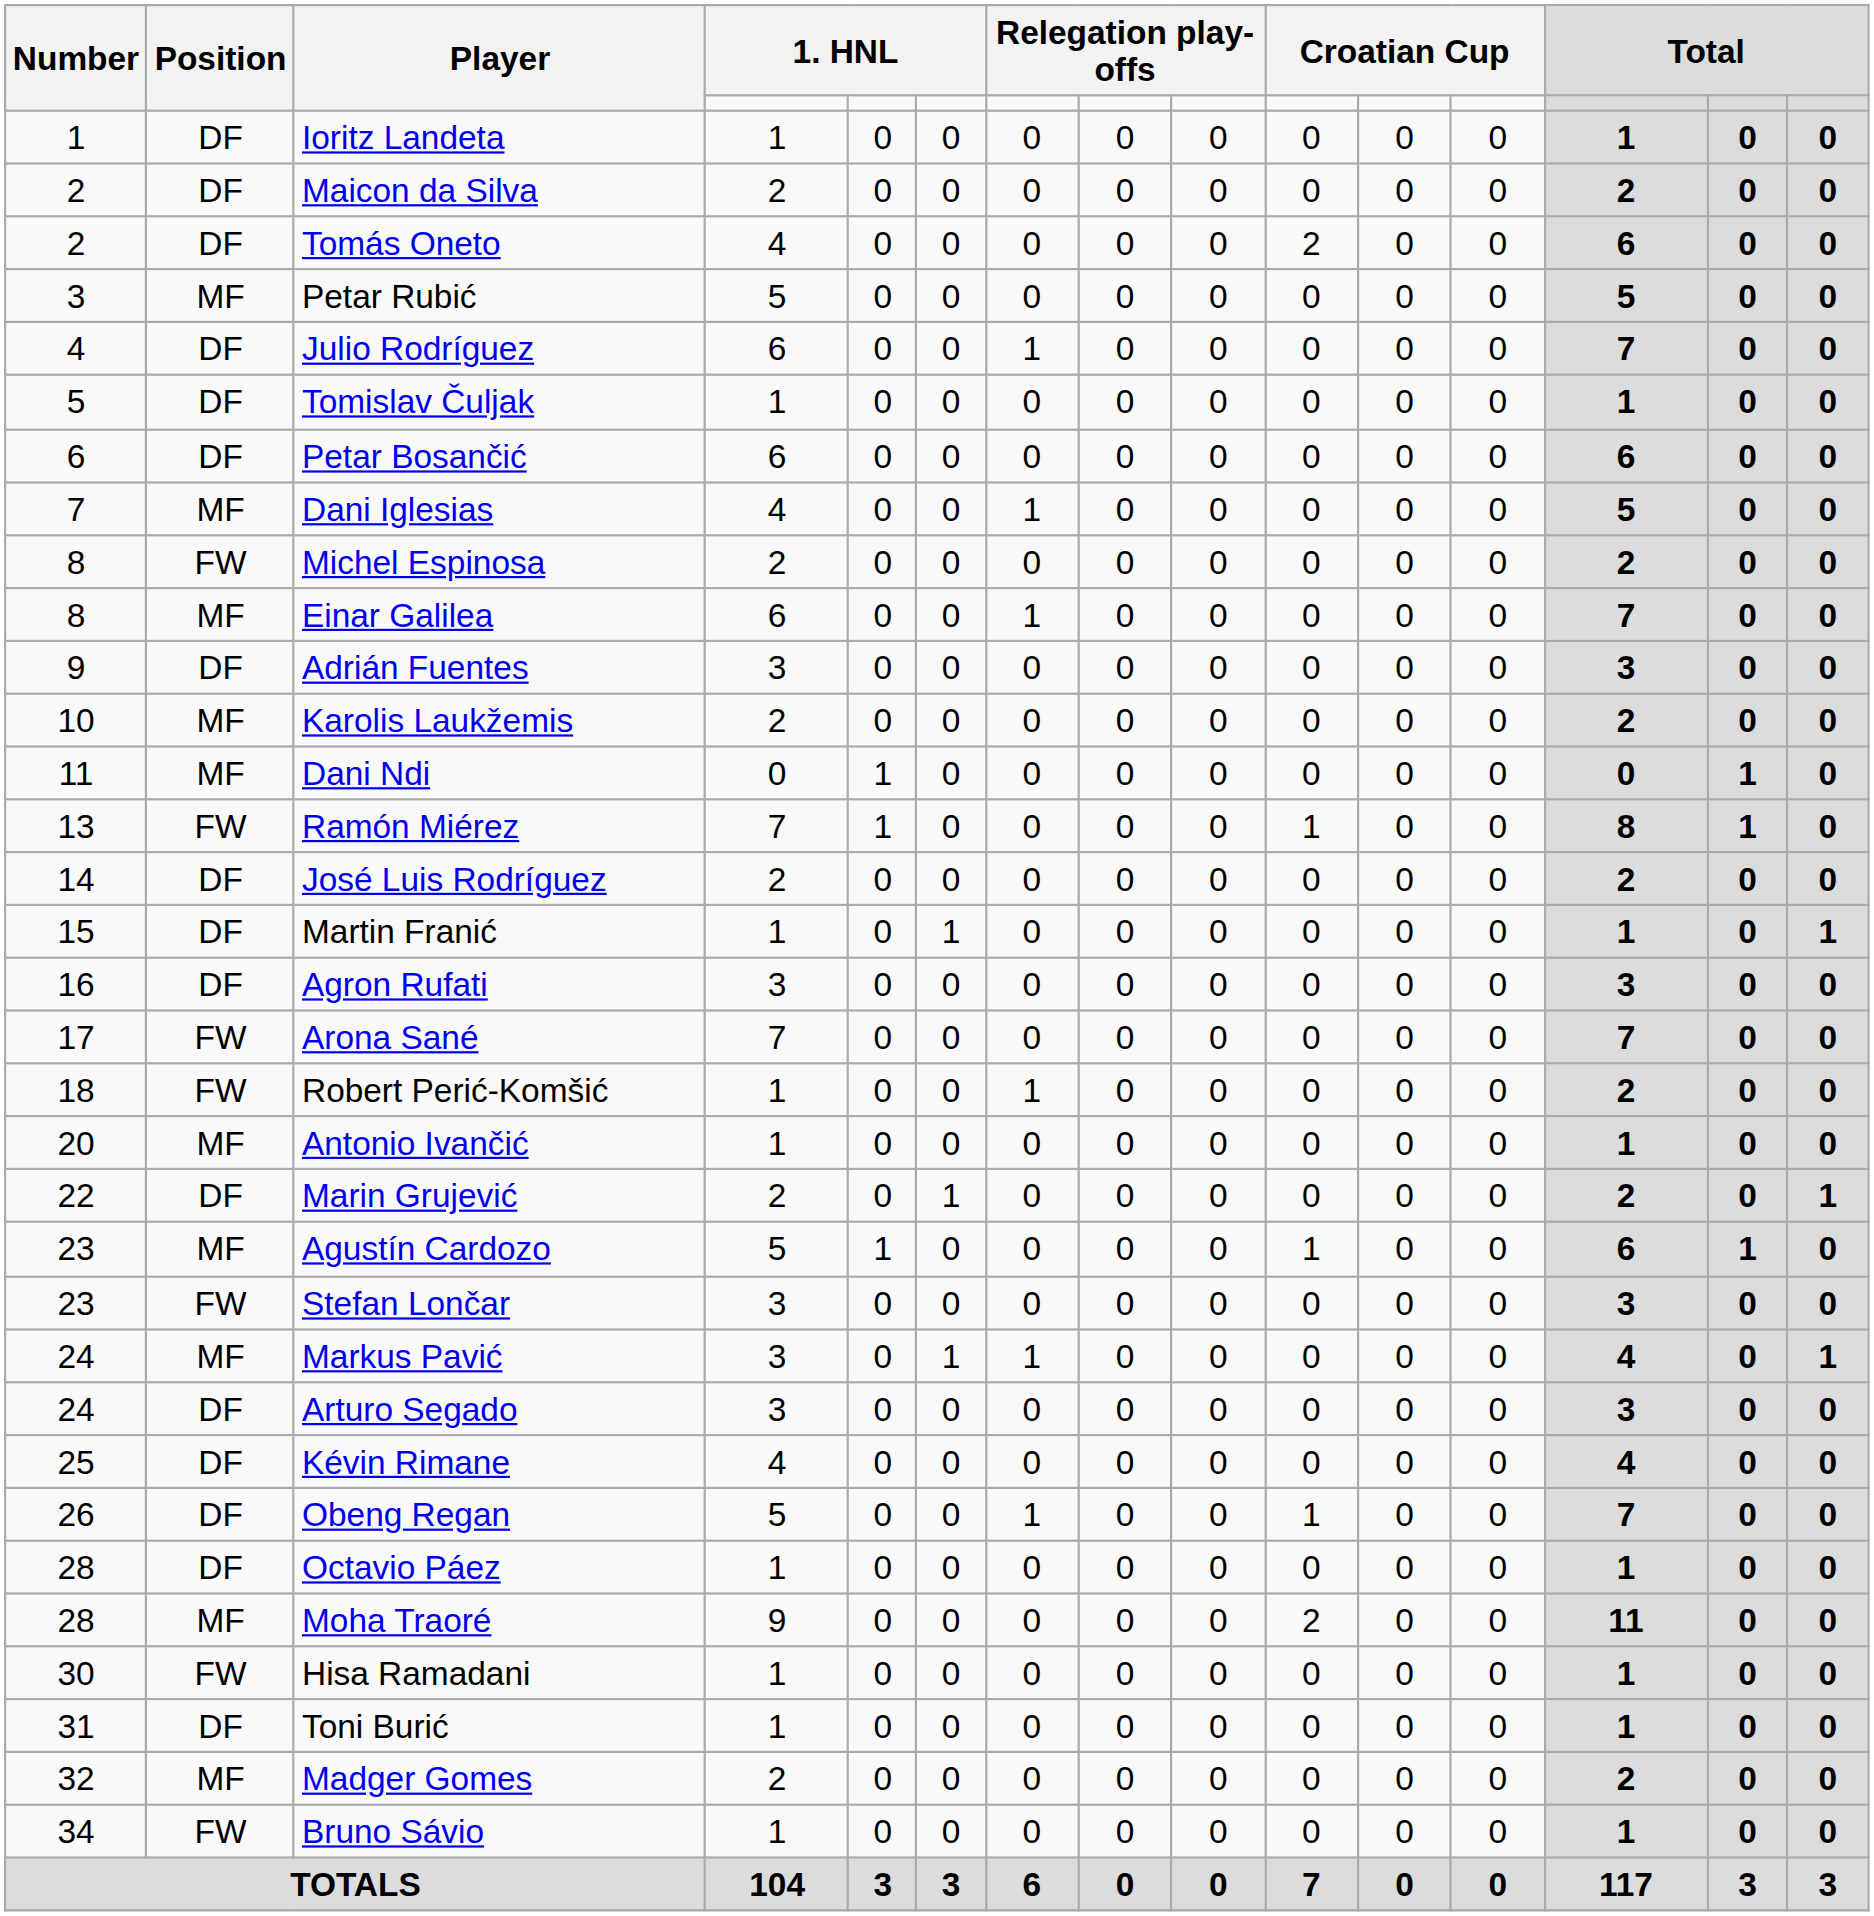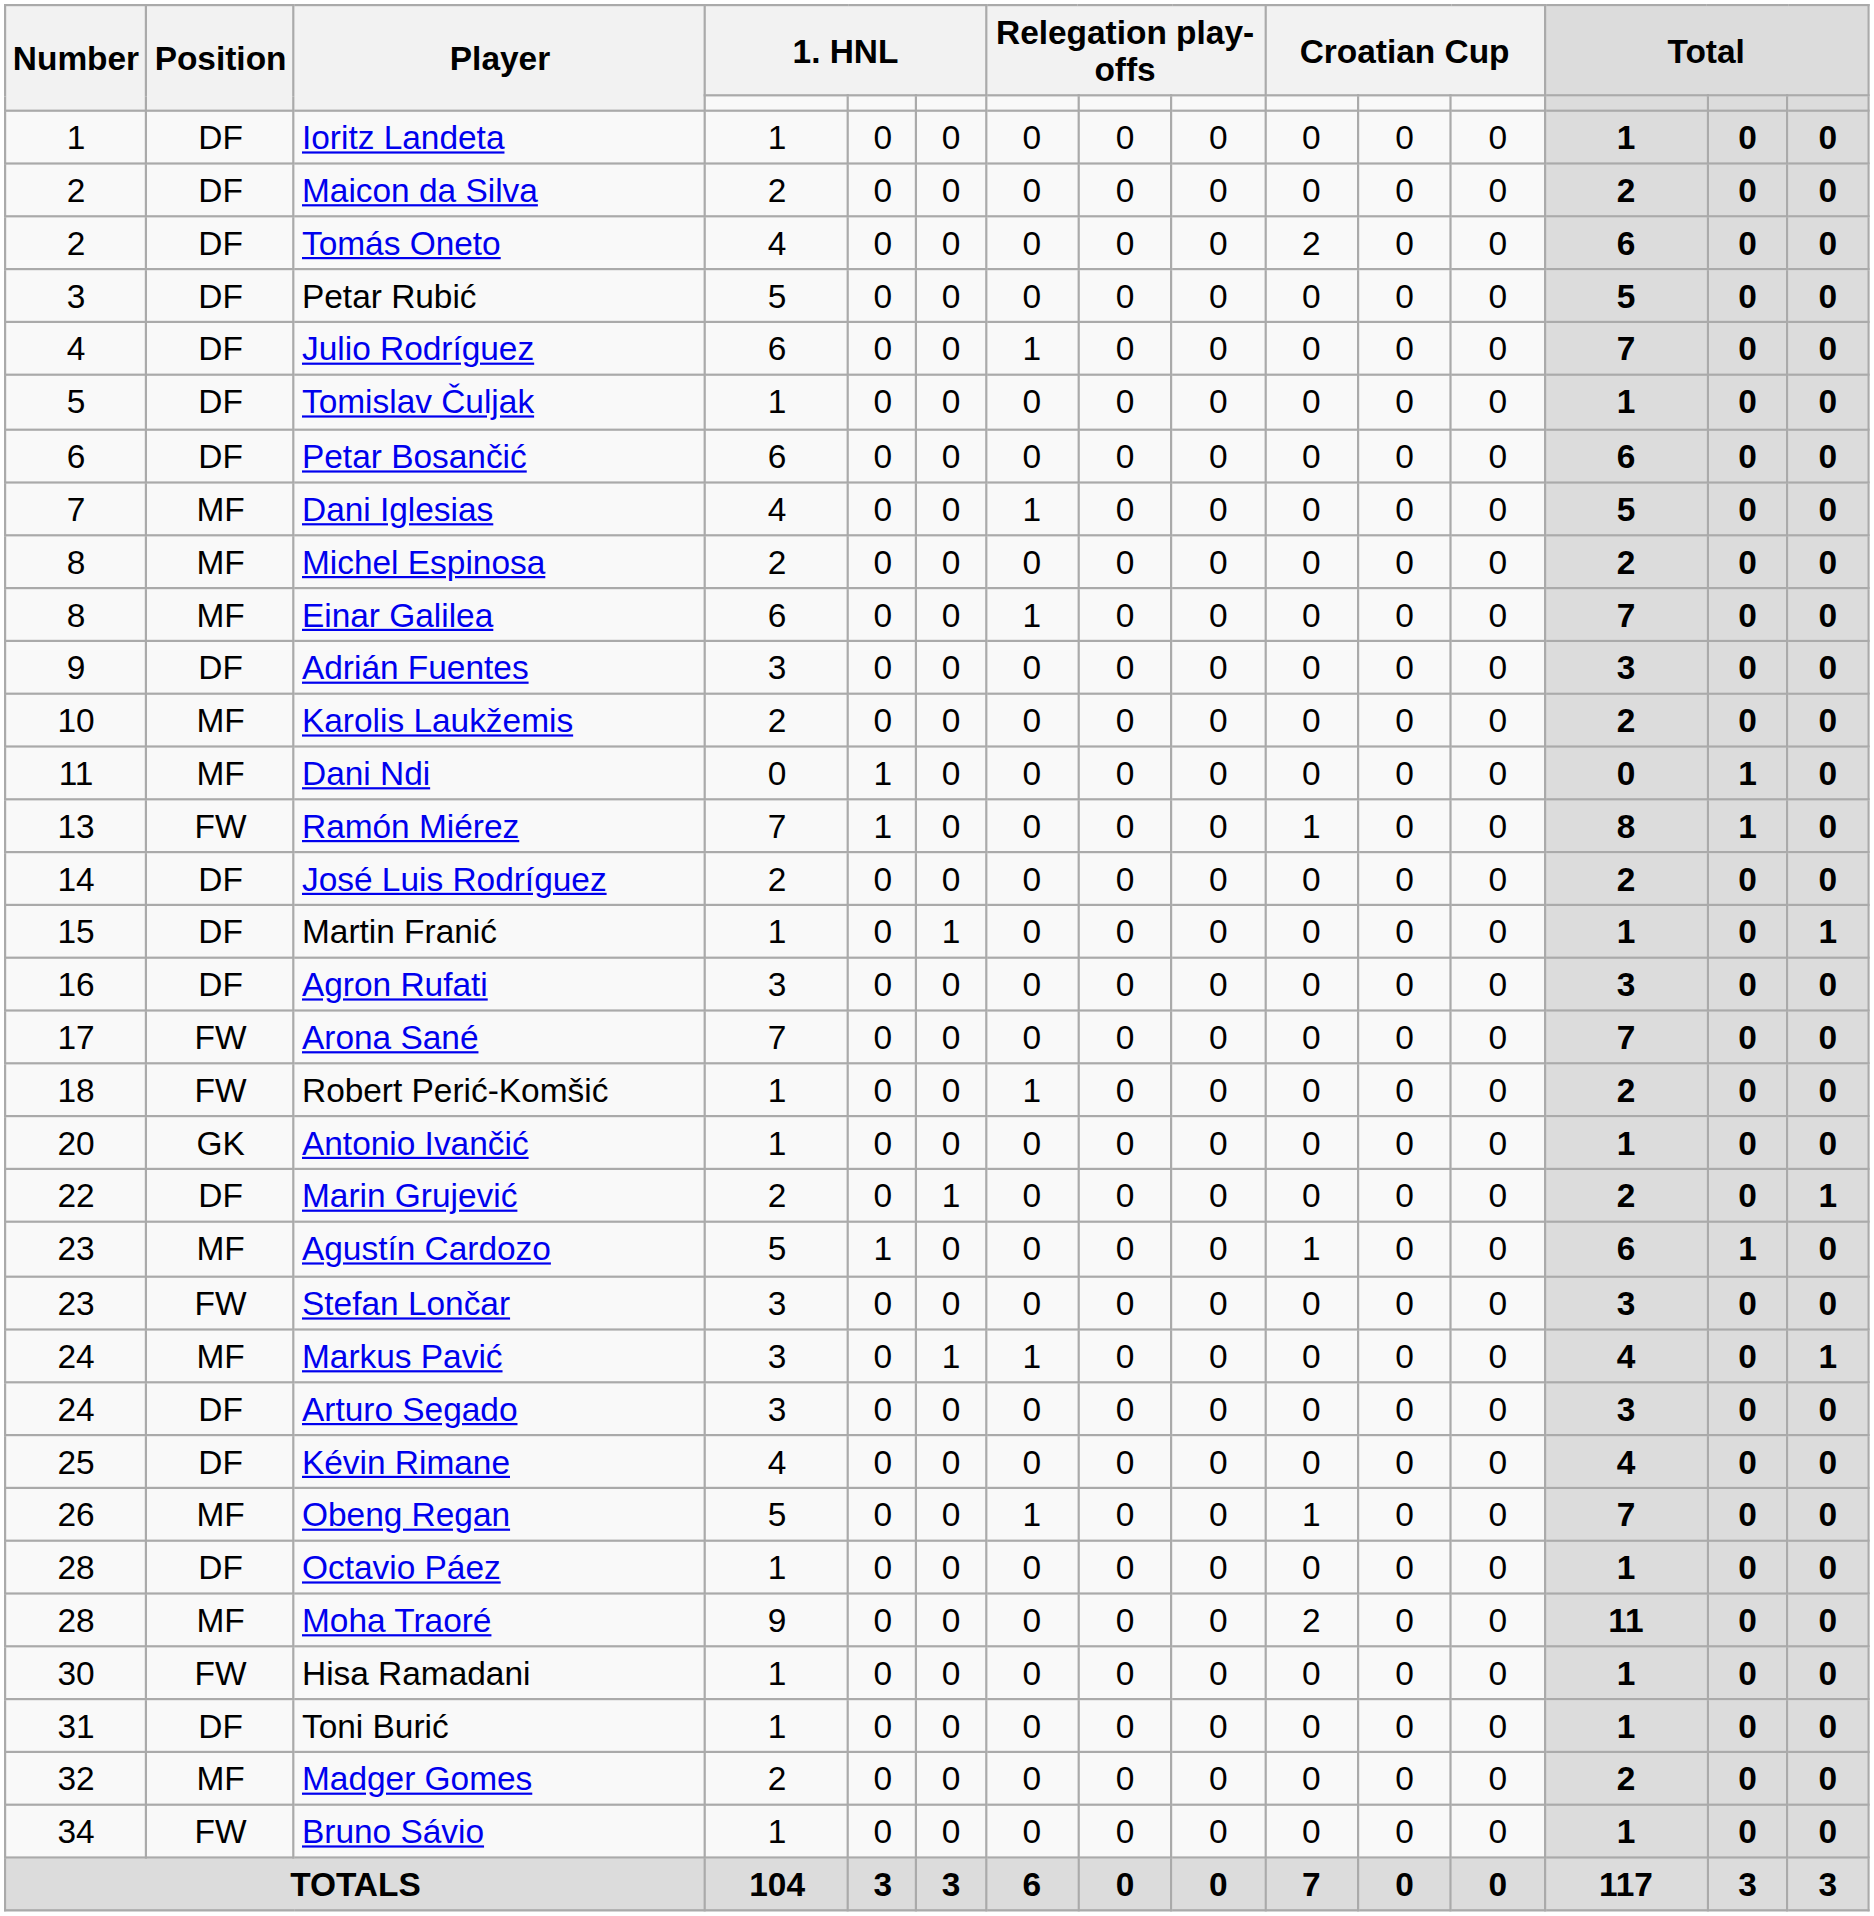(221, 296) MF -> (221, 296) DF
(221, 561) FW -> (221, 561) MF
(221, 1143) MF -> (221, 1143) GK
(221, 1514) DF -> (221, 1514) MF
